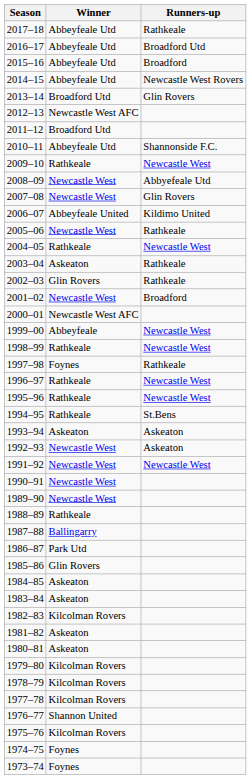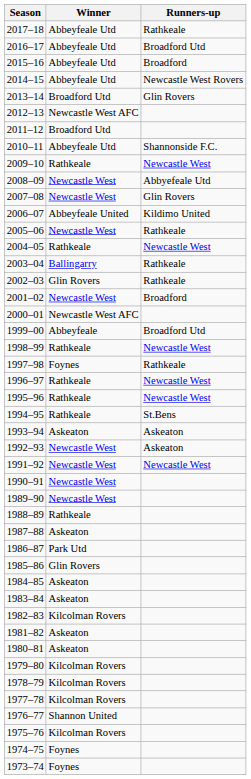(69, 264) Askeaton -> (73, 264) Ballingarry
(177, 331) Newcastle West -> (174, 331) Broadford Utd
(73, 532) Ballingarry -> (69, 532) Askeaton
